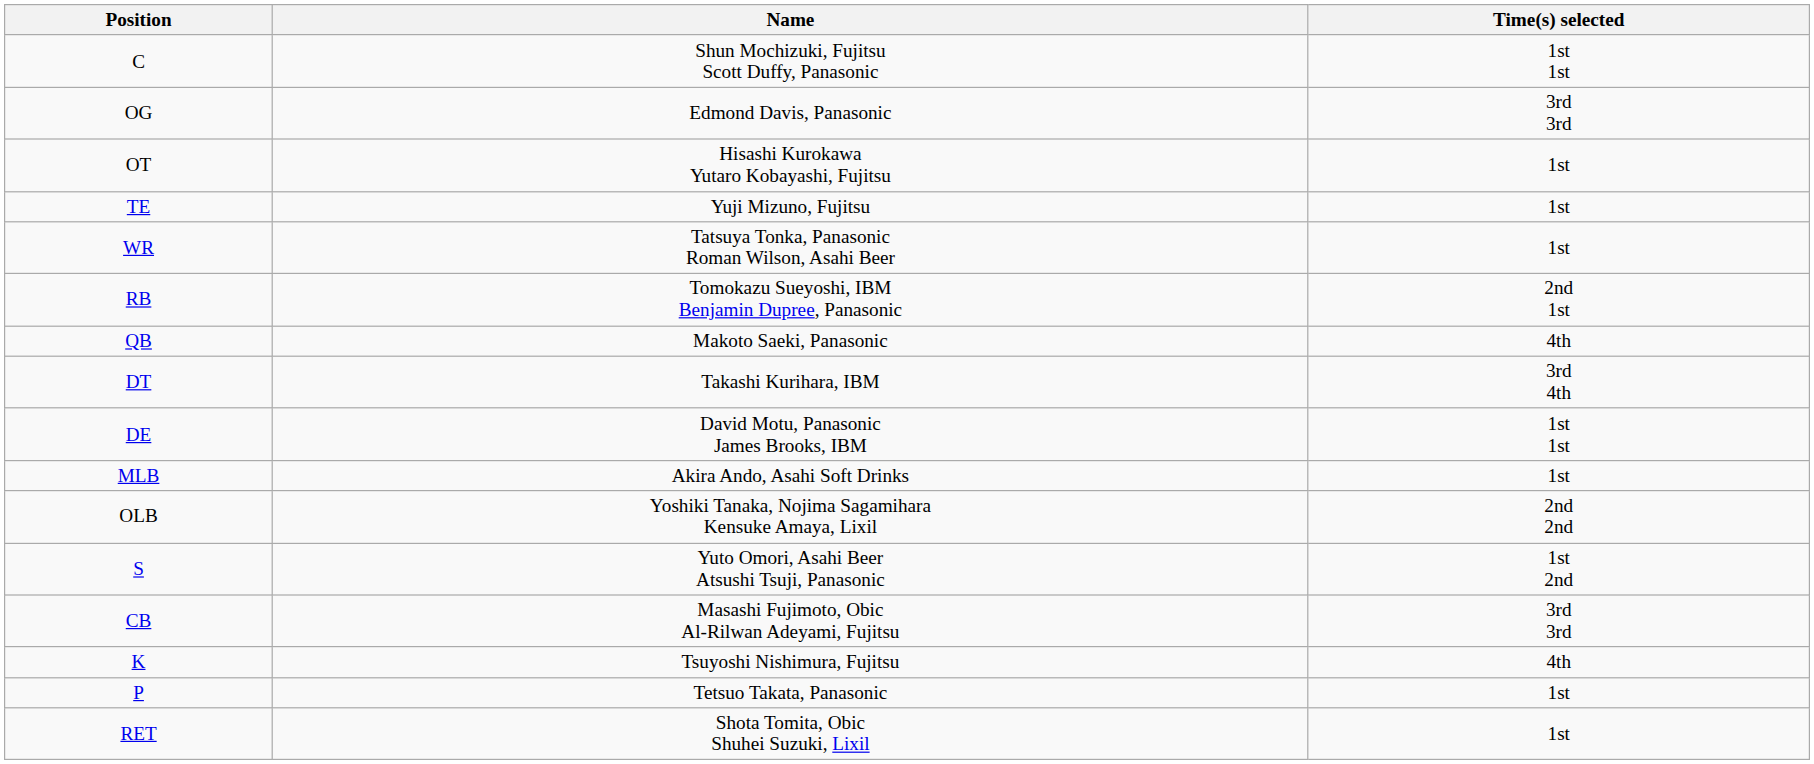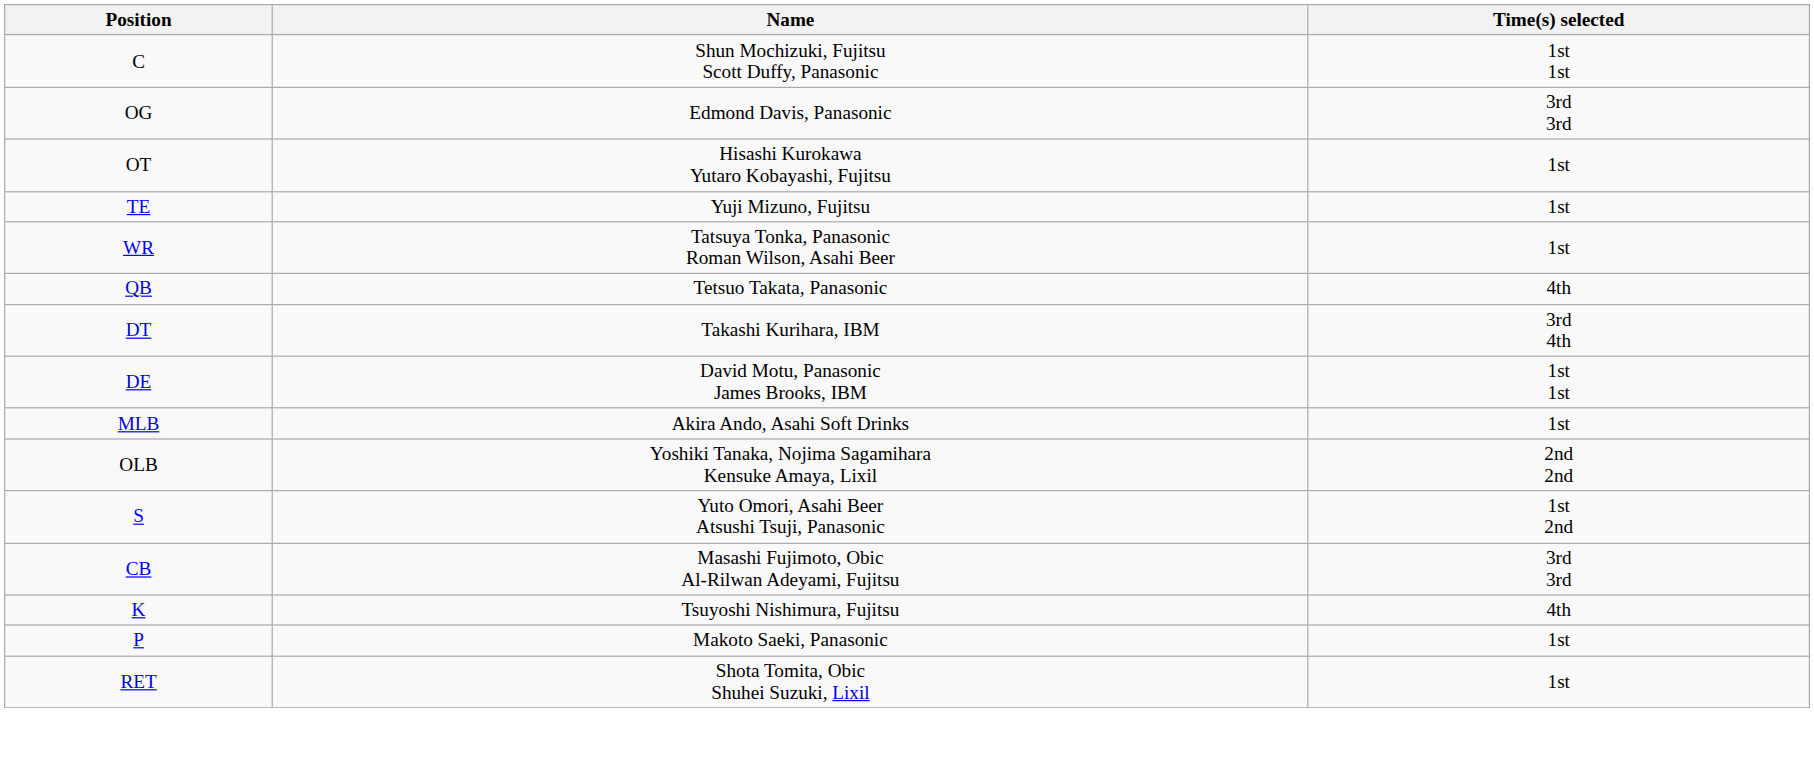- row: (139, 299)
(790, 340) Makoto Saeki, Panasonic -> (790, 288) Tetsuo Takata, Panasonic
(790, 692) Tetsuo Takata, Panasonic -> (790, 640) Makoto Saeki, Panasonic
